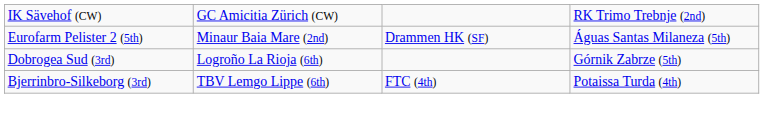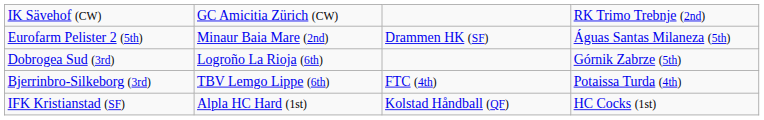+ row: (66, 103)
